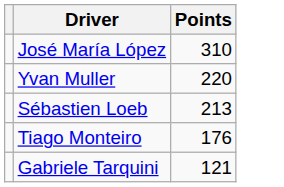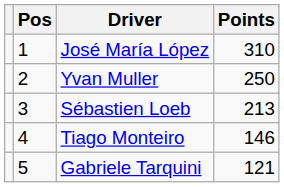+ column: (35, 20)
(216, 79) 220 -> (259, 79) 250
(216, 138) 176 -> (259, 138) 146
